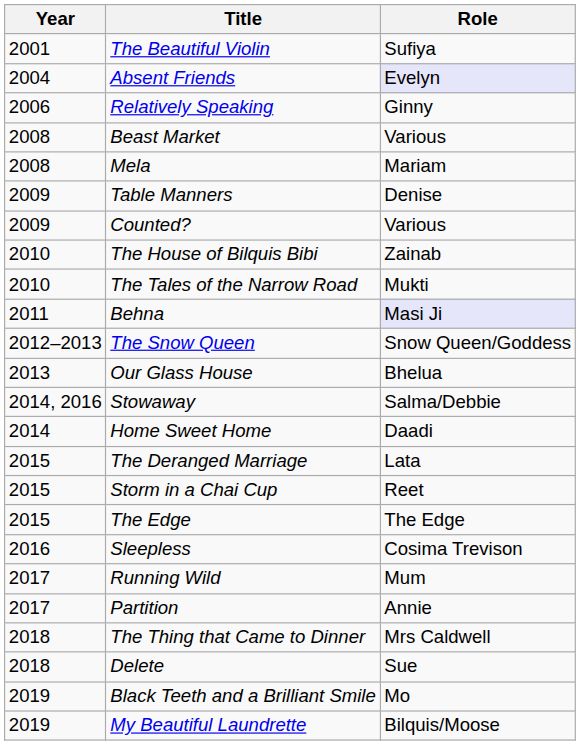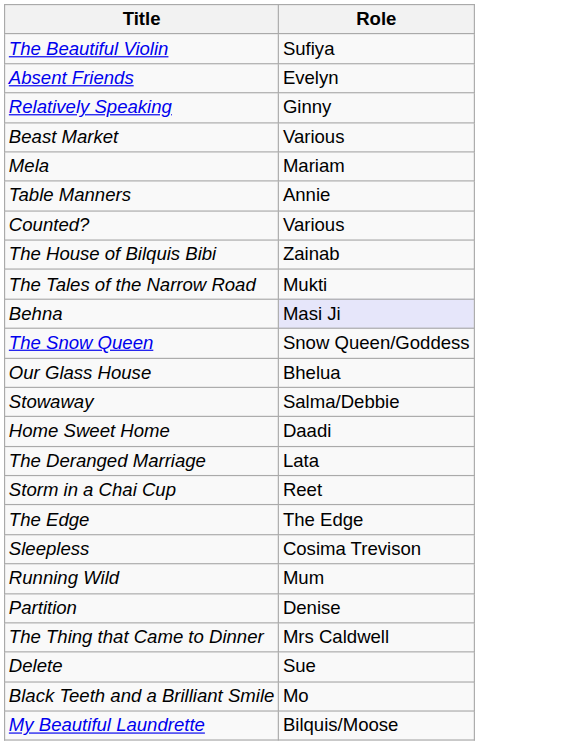- column: (55, 19)
(412, 78) lavender background -> (311, 78) no background
(413, 195) Denise -> (307, 195) Annie
(408, 607) Annie -> (312, 607) Denise
